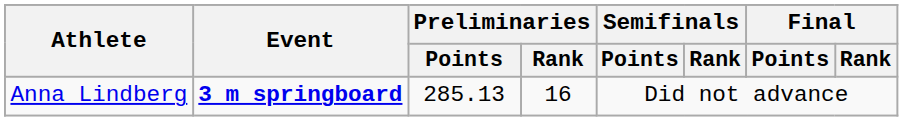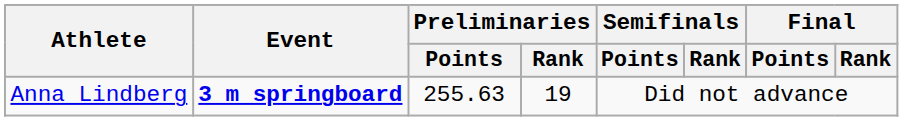(464, 96) 285.13 -> (464, 96) 255.63
(558, 96) 16 -> (558, 96) 19
